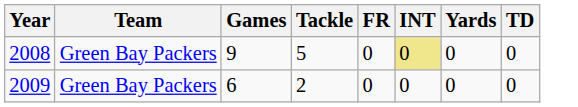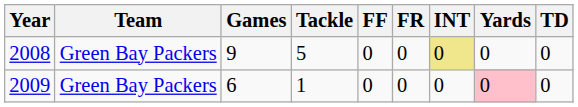+ column: (375, 20)
(301, 85) 2 -> (301, 85) 1
(450, 85) no background -> (485, 85) pink background
